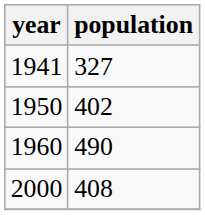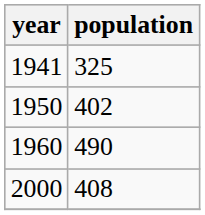(93, 65) 327 -> (93, 65) 325
